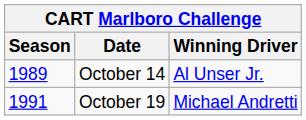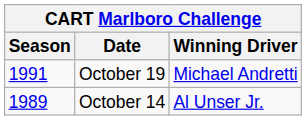rows swapped: (122, 74) <-> (122, 102)
